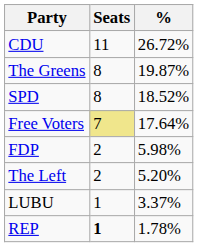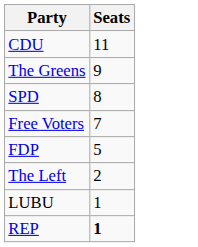- column: (163, 17)
(97, 70) 8 -> (97, 70) 9
(97, 123) khaki background -> (97, 123) no background
(97, 149) 2 -> (97, 149) 5
